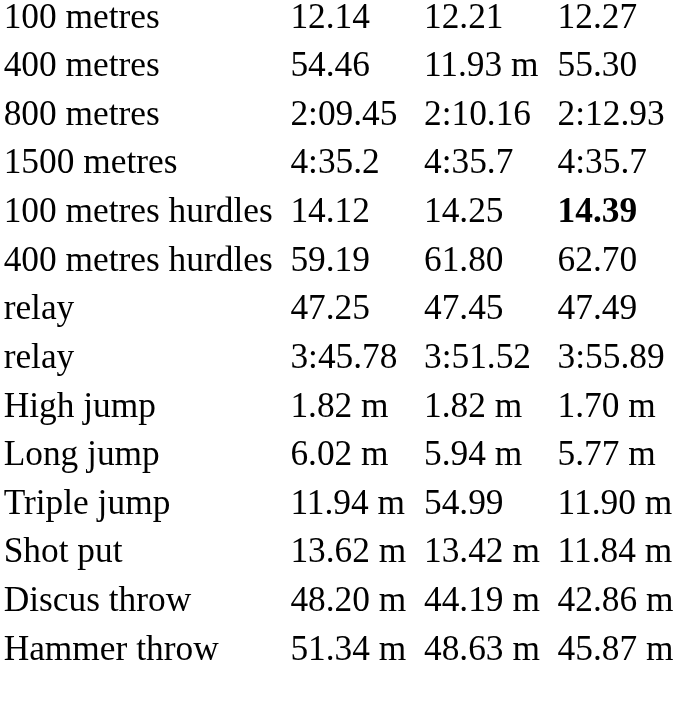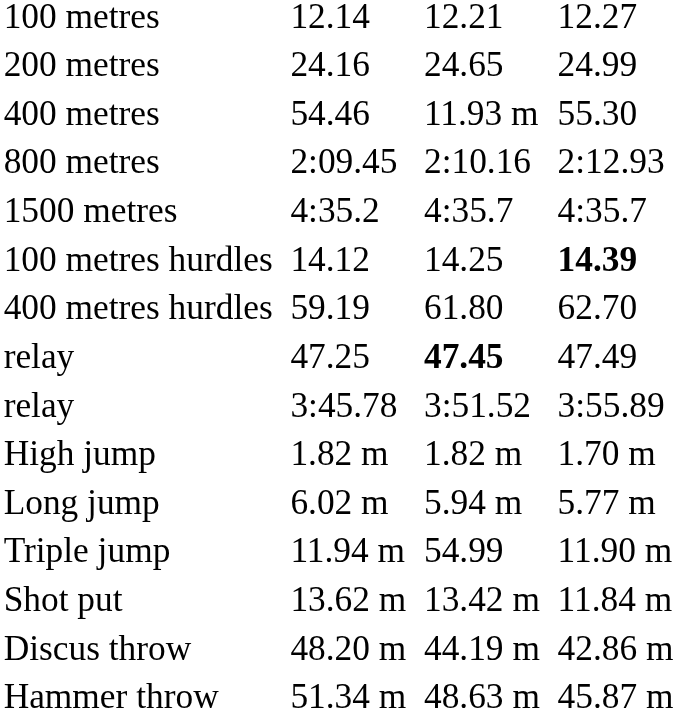+ row: (82, 64)
(464, 307) normal -> (464, 356) bold
